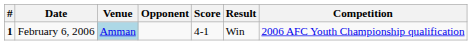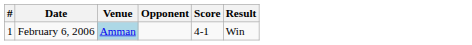- column: (363, 13)
(10, 31) bold -> (10, 31) normal
